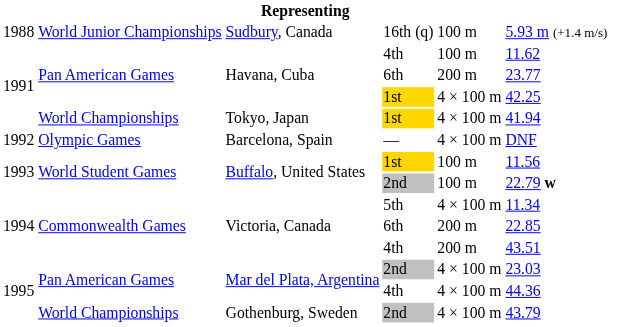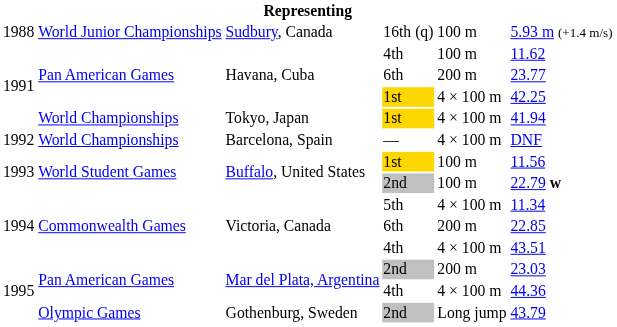(89, 140) Olympic Games -> (108, 140) World Championships
(457, 247) 200 m -> (469, 247) 4 × 100 m
(469, 269) 4 × 100 m -> (457, 269) 200 m
(108, 312) World Championships -> (89, 312) Olympic Games
(469, 312) 4 × 100 m -> (472, 312) Long jump
